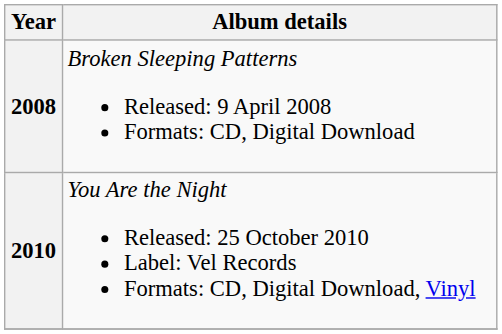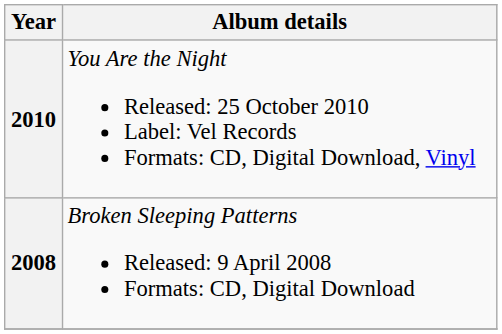rows swapped: (34, 106) <-> (34, 250)
